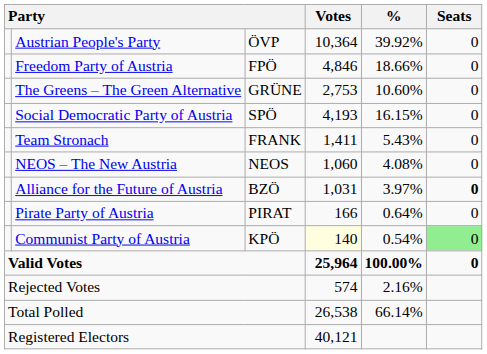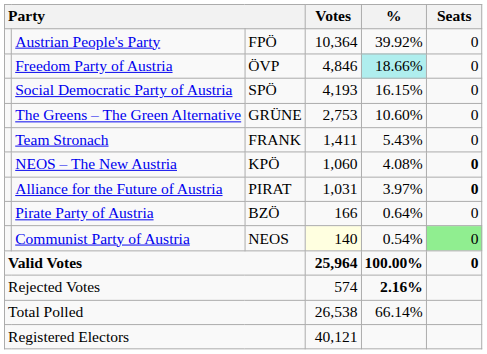(264, 41) ÖVP -> (263, 41) FPÖ
(263, 66) FPÖ -> (264, 66) ÖVP
(399, 66) no background -> (399, 66) paleturquoise background
rows swapped: (124, 115) <-> (128, 90)
(269, 164) NEOS -> (264, 164) KPÖ
(475, 164) normal -> (475, 164) bold
(264, 189) BZÖ -> (270, 189) PIRAT
(270, 213) PIRAT -> (264, 213) BZÖ
(264, 238) KPÖ -> (269, 238) NEOS
(403, 287) normal -> (401, 287) bold
